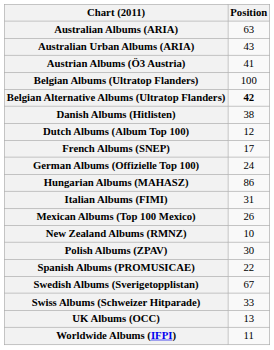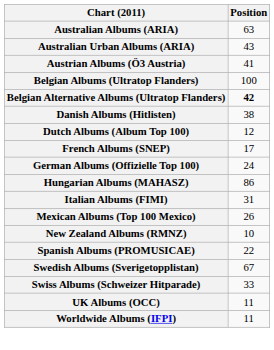- row: (116, 251)
(249, 319) 13 -> (249, 302) 11
